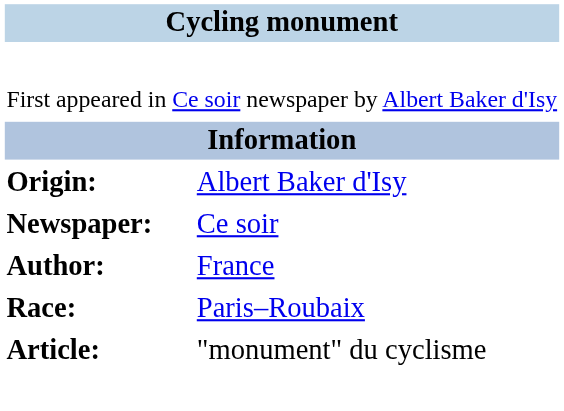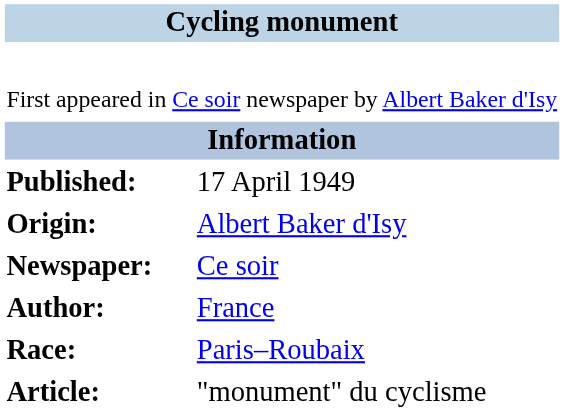+ row: (71, 182)
